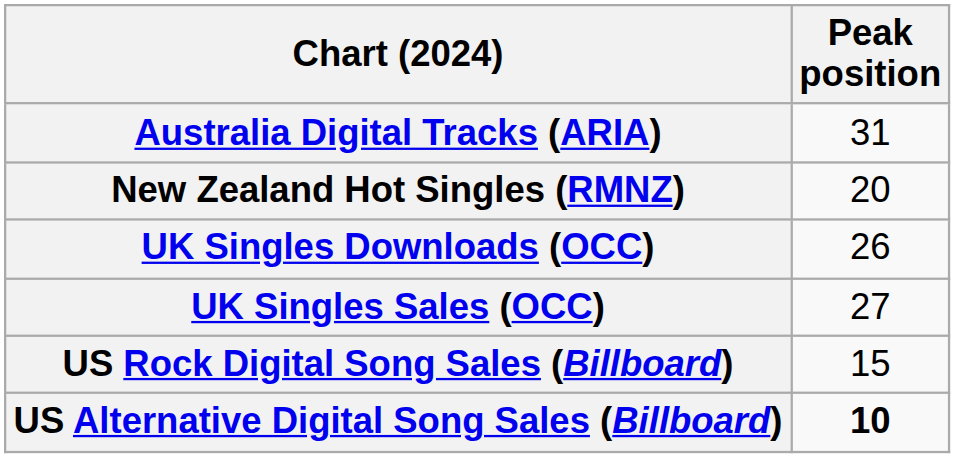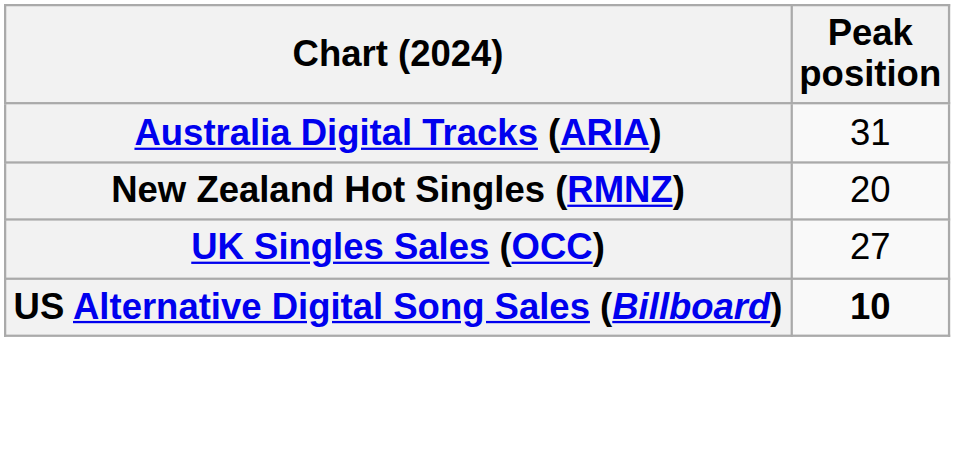- row: (398, 248)
- row: (398, 363)
